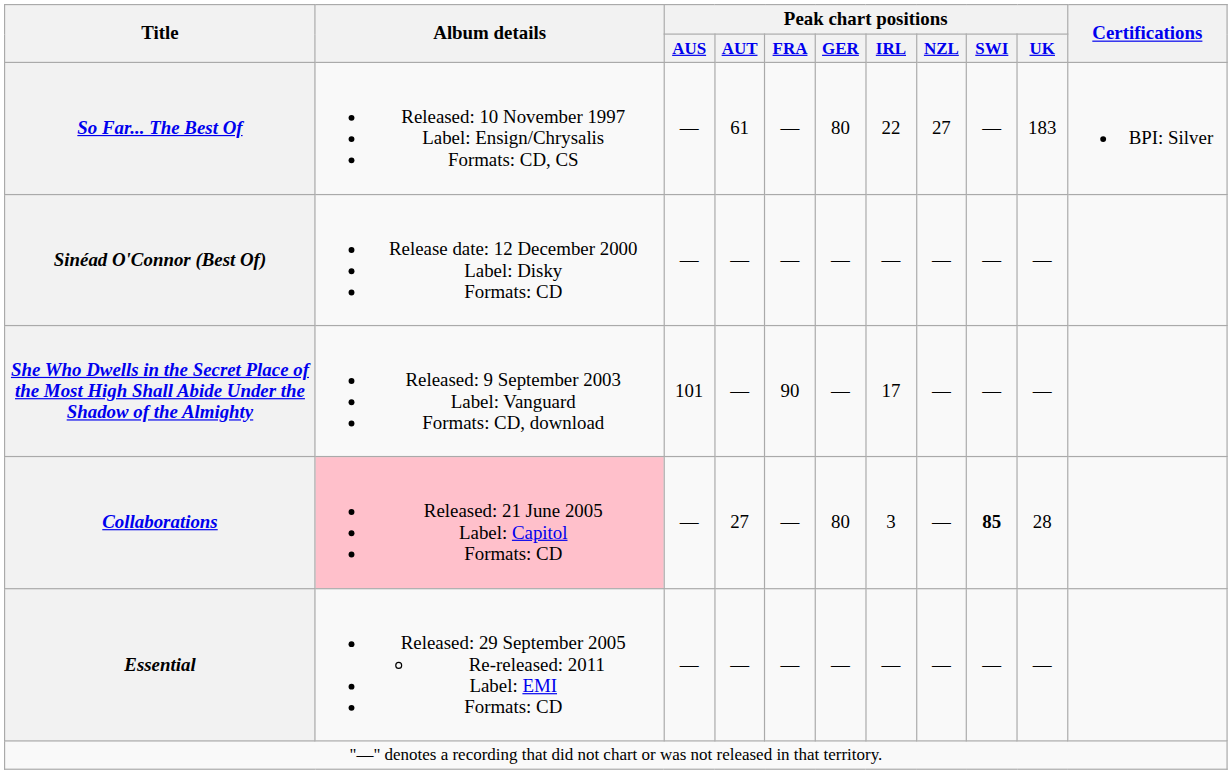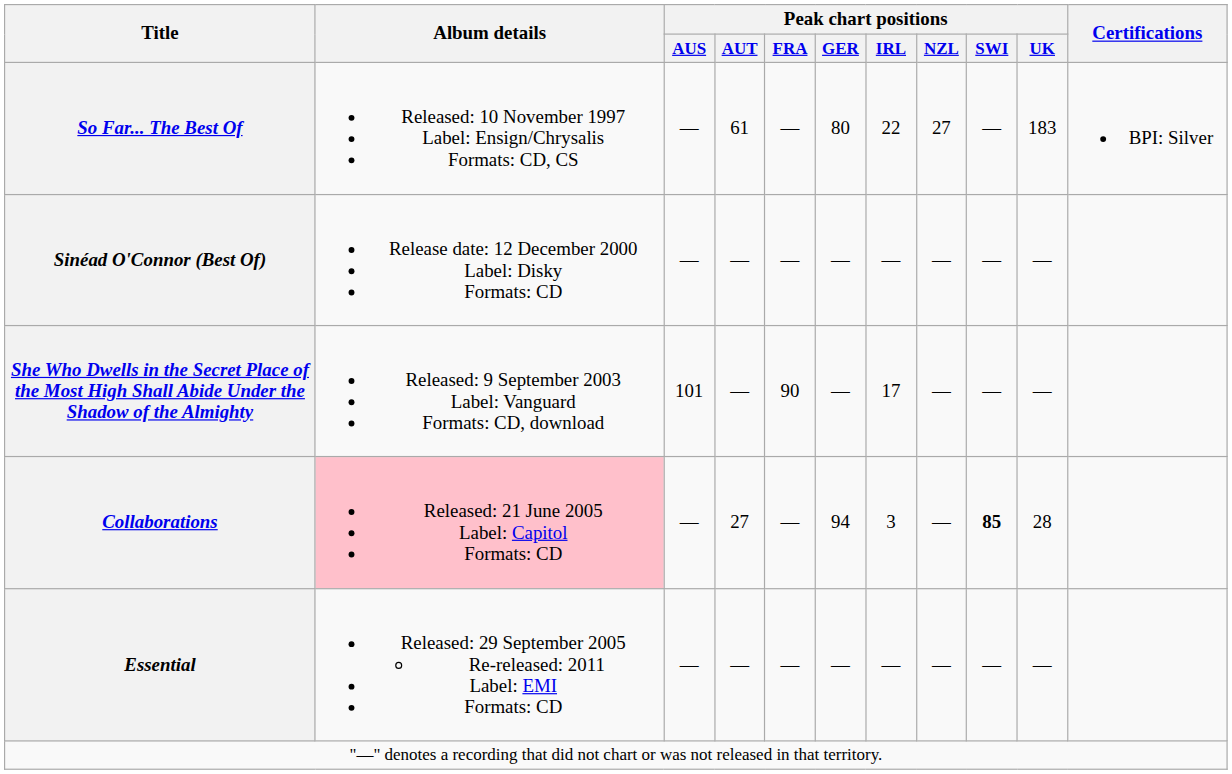(840, 522) 80 -> (840, 522) 94
